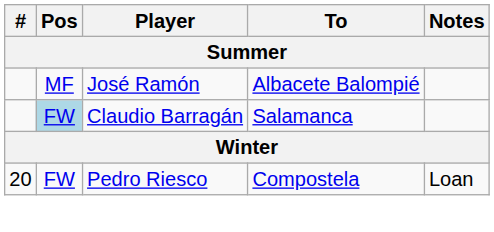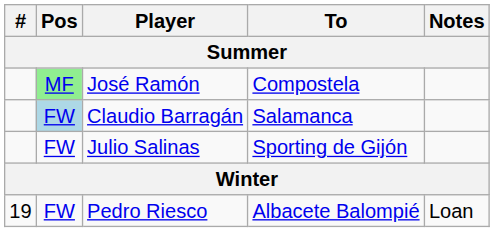(59, 84) no background -> (59, 84) lightgreen background
(336, 84) Albacete Balompié -> (306, 84) Compostela
+ row: (143, 148)
(20, 180) 20 -> (20, 211) 19
(306, 180) Compostela -> (336, 211) Albacete Balompié
